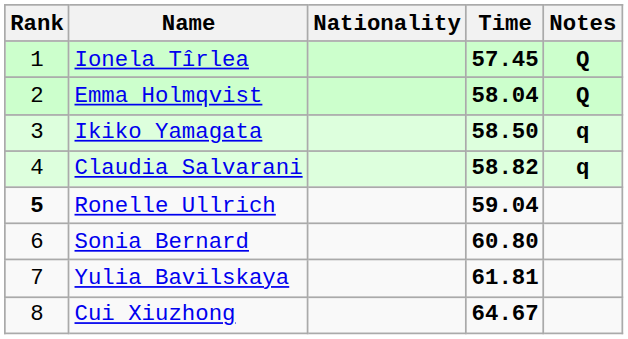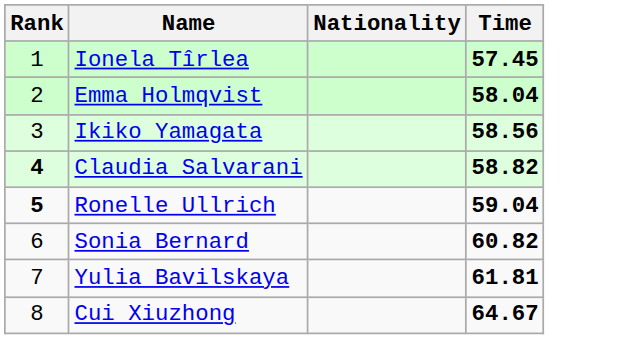- column: (583, 23)
(505, 132) 58.50 -> (505, 132) 58.56
(37, 169) normal -> (37, 169) bold
(505, 242) 60.80 -> (505, 242) 60.82
